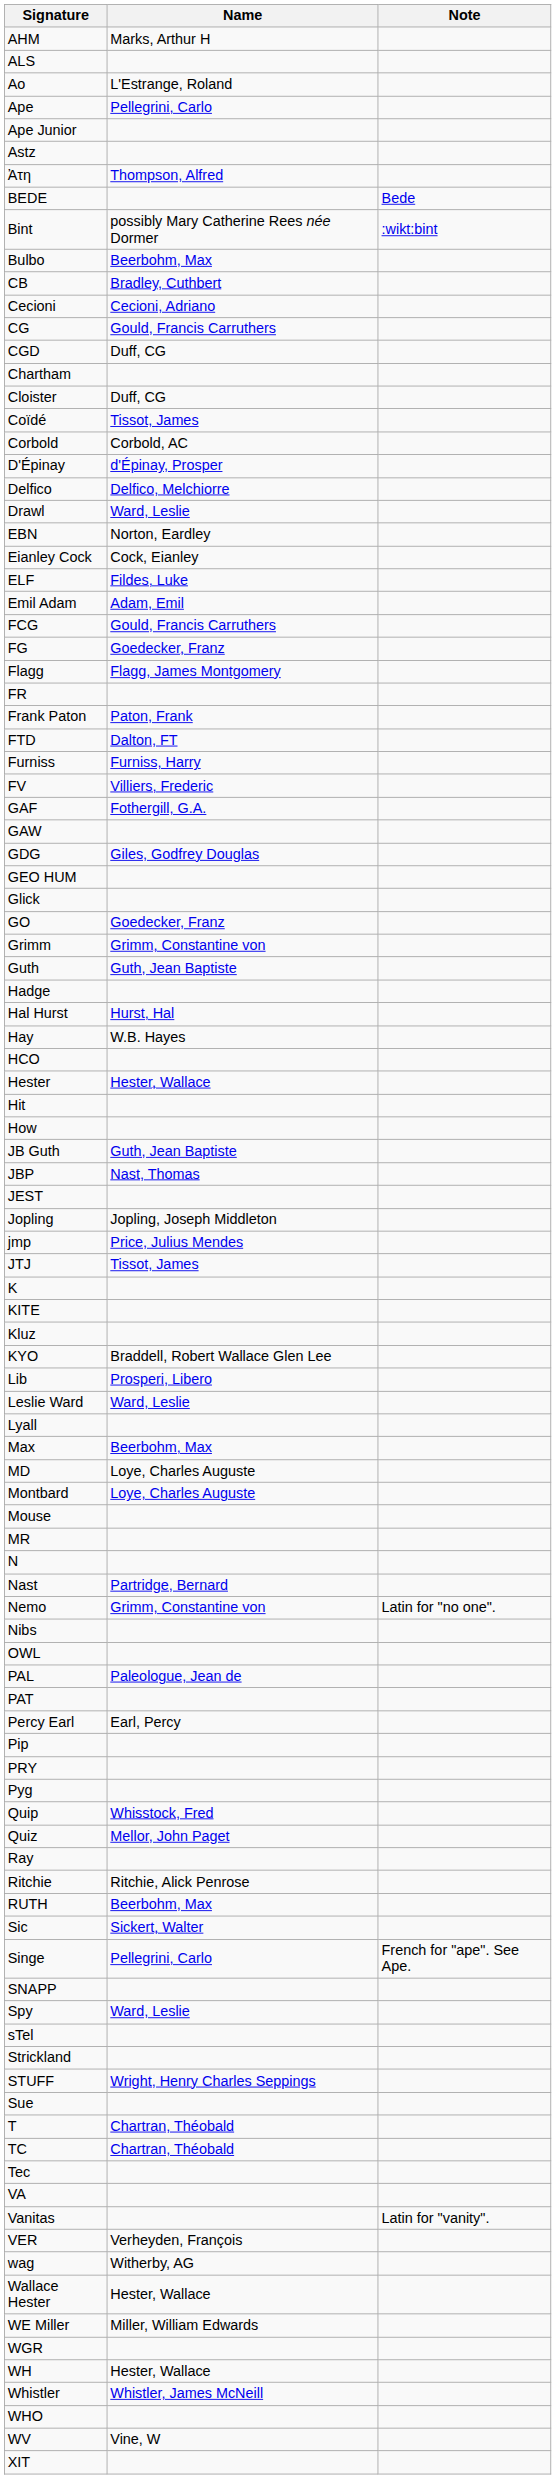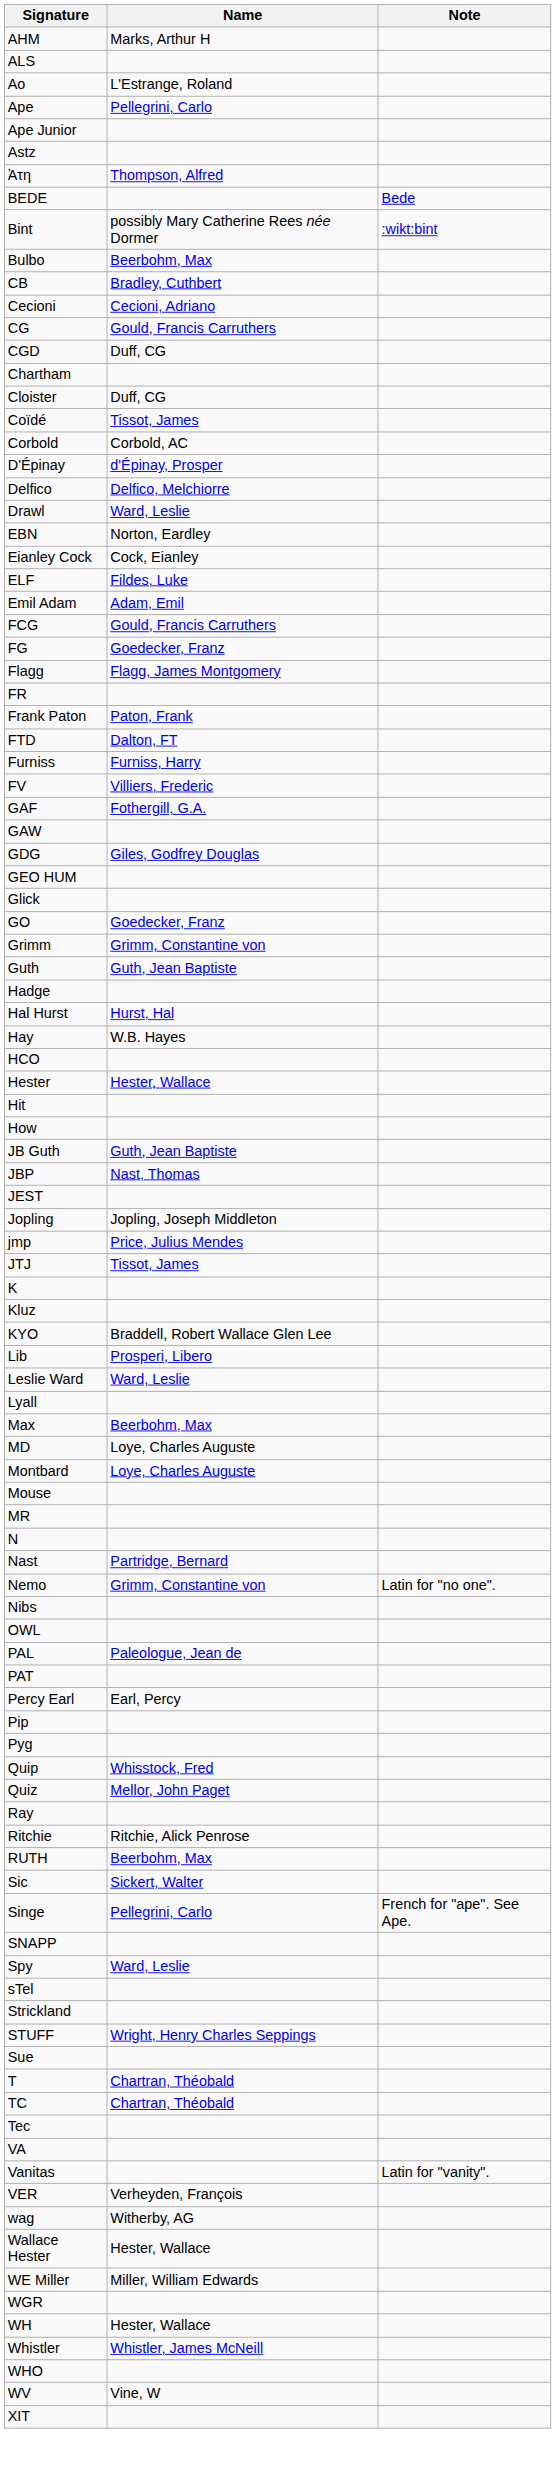- row: (24, 1311)
- row: (22, 1767)
